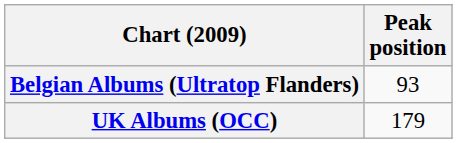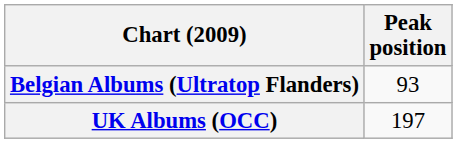(408, 120) 179 -> (408, 120) 197
